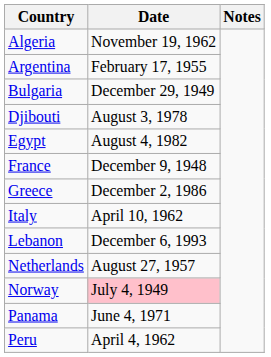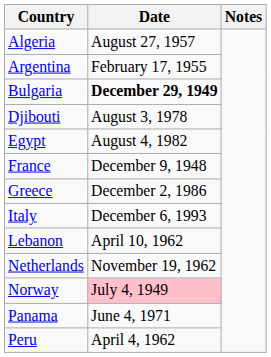(154, 41) November 19, 1962 -> (143, 41) August 27, 1957
(153, 91) normal -> (154, 91) bold
(137, 215) April 10, 1962 -> (149, 215) December 6, 1993
(149, 240) December 6, 1993 -> (137, 240) April 10, 1962
(143, 265) August 27, 1957 -> (154, 265) November 19, 1962
